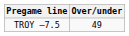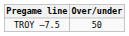(97, 25) 49 -> (97, 25) 50
